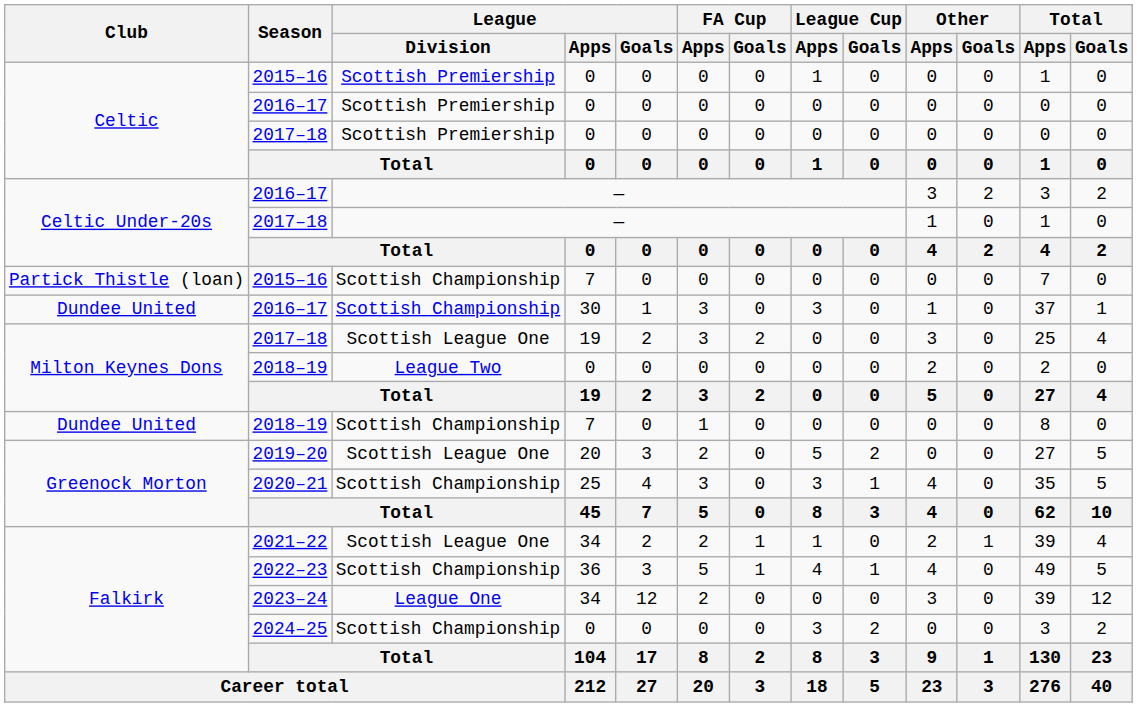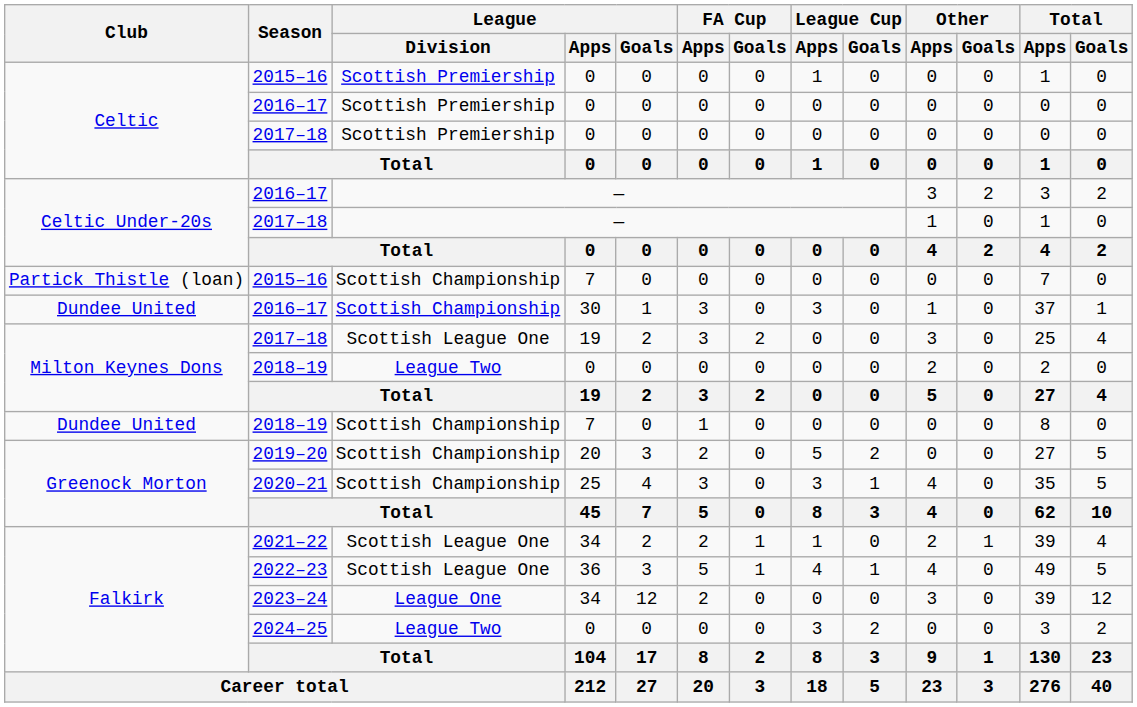(448, 455) Scottish League One -> (448, 455) Scottish Championship
(448, 571) Scottish Championship -> (448, 571) Scottish League One
(448, 629) Scottish Championship -> (448, 629) League Two
